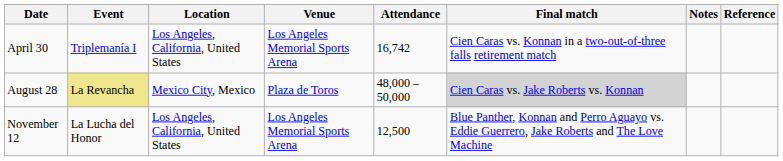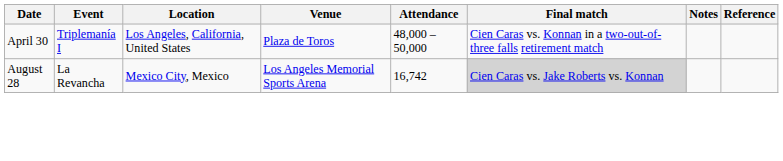(308, 48) Los Angeles Memorial Sports Arena -> (299, 41) Plaza de Toros
(393, 48) 16,742 -> (415, 41) 48,000 – 50,000
(102, 89) khaki background -> (81, 75) no background
(303, 89) Plaza de Toros -> (319, 75) Los Angeles Memorial Sports Arena
(398, 89) 48,000 – 50,000 -> (410, 75) 16,742
- row: (33, 130)
